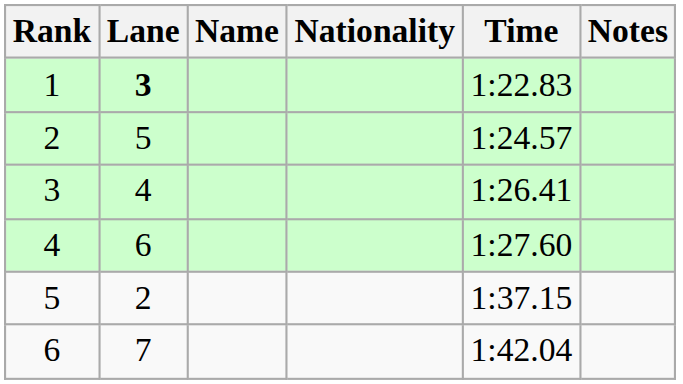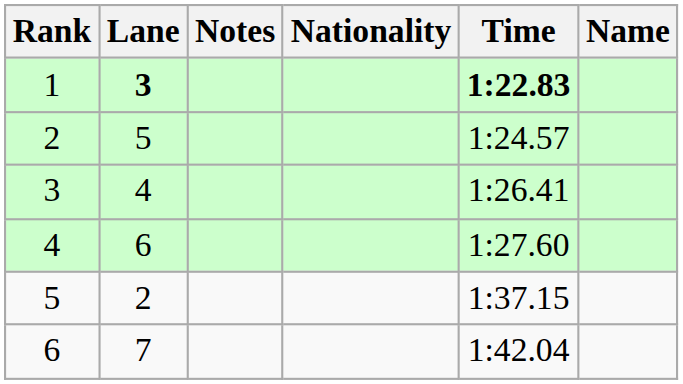columns swapped: (237, 31) <-> (628, 31)
(521, 84) normal -> (519, 84) bold
